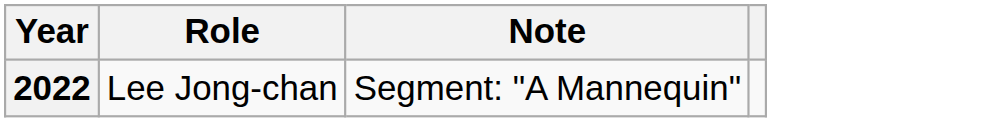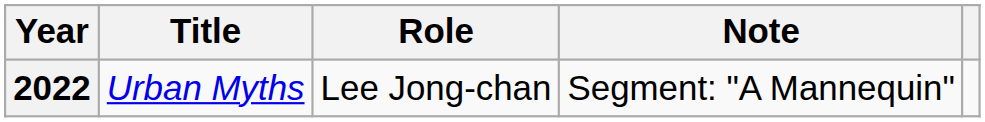+ column: (206, 32)
